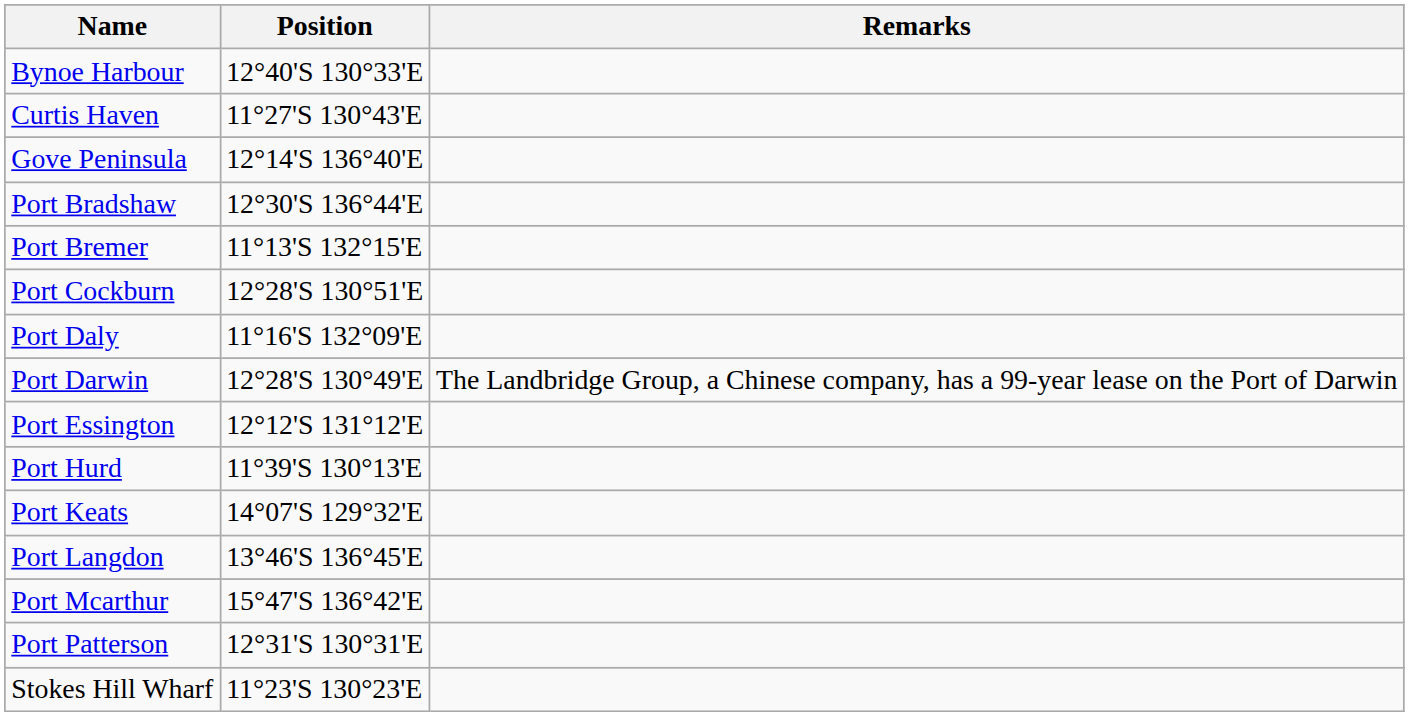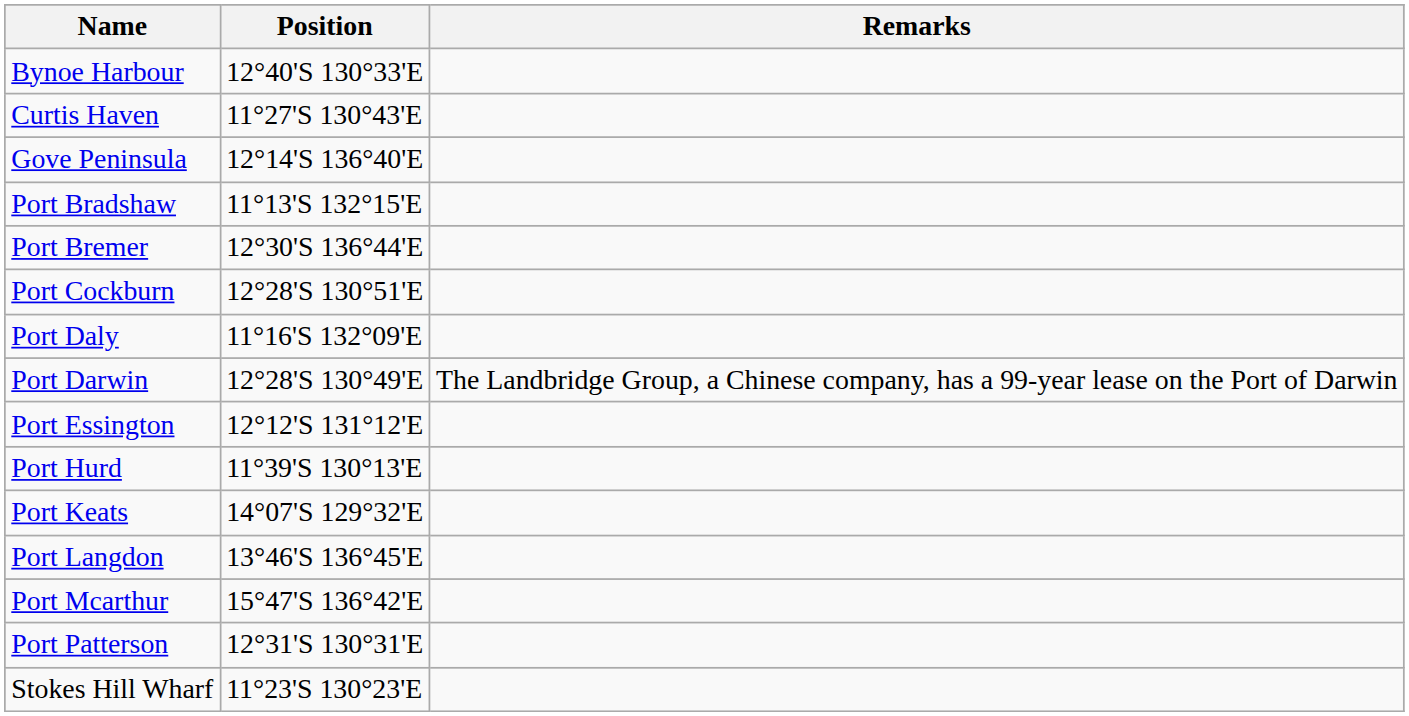(325, 203) 12°30'S 136°44'E -> (324, 203) 11°13'S 132°15'E
(324, 247) 11°13'S 132°15'E -> (325, 247) 12°30'S 136°44'E
